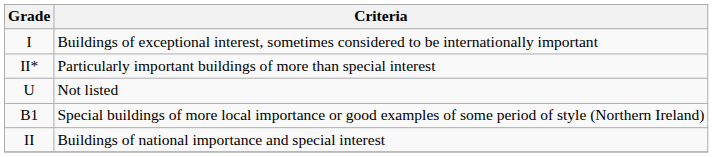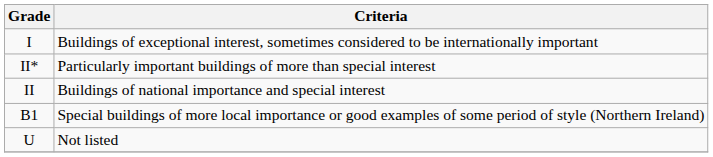rows swapped: (221, 139) <-> (88, 90)
